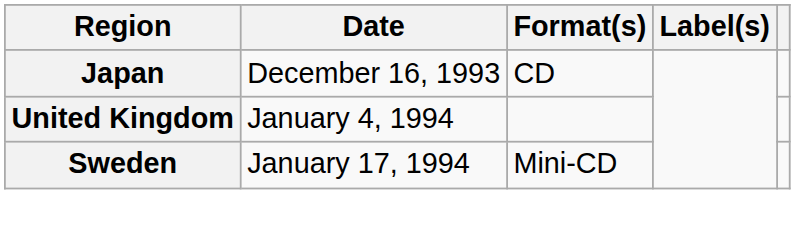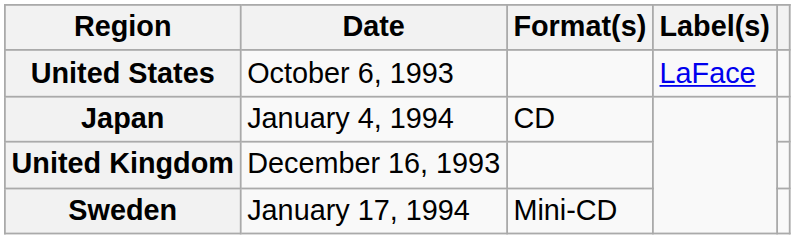+ row: (123, 73)
(374, 73) December 16, 1993 -> (350, 118) January 4, 1994
(350, 118) January 4, 1994 -> (374, 164) December 16, 1993
